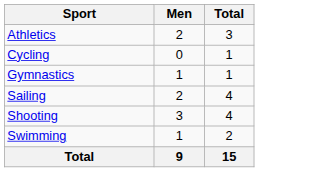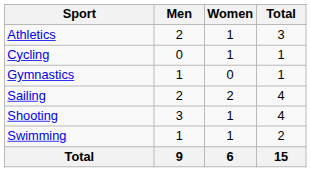+ column: (230, 14)
